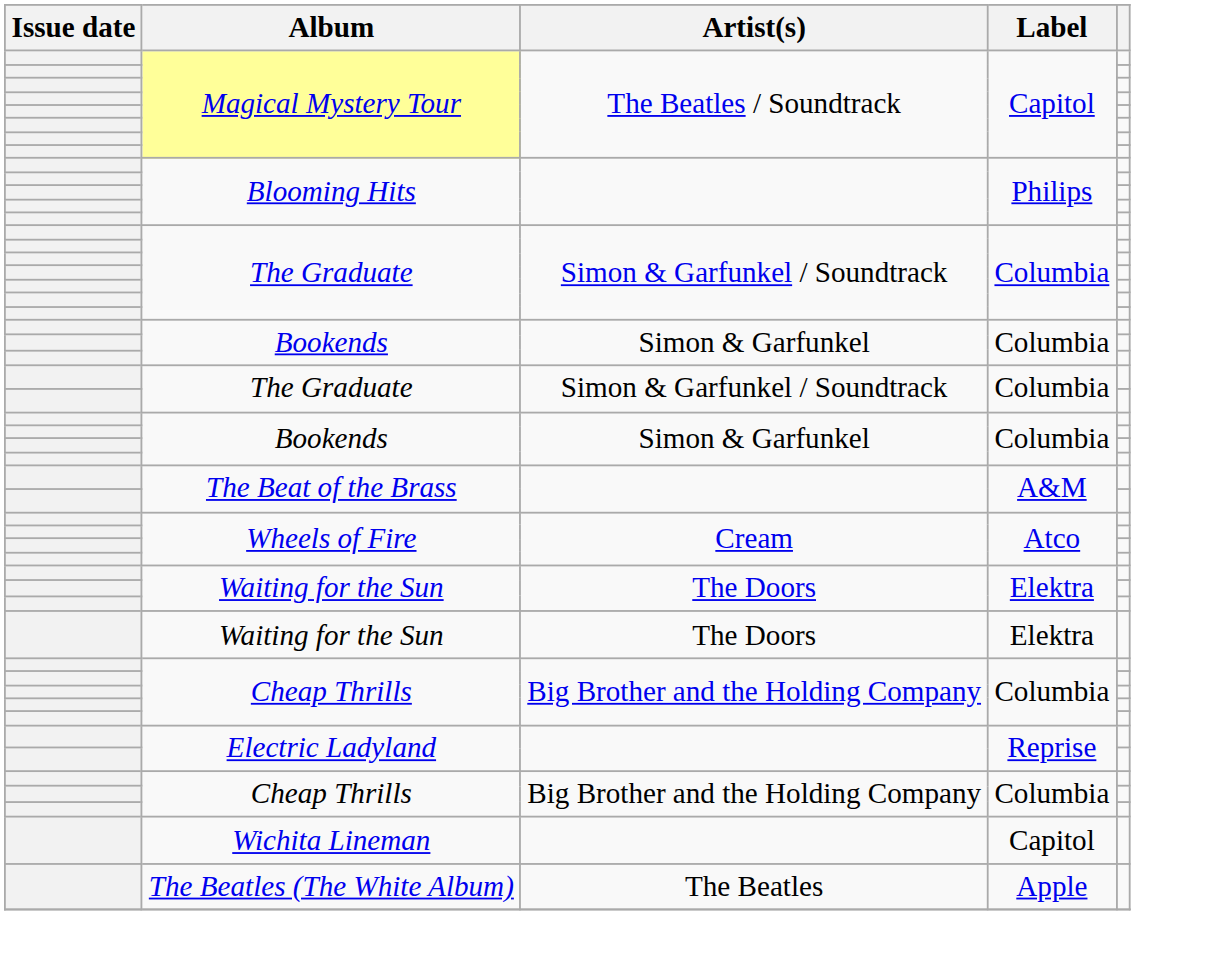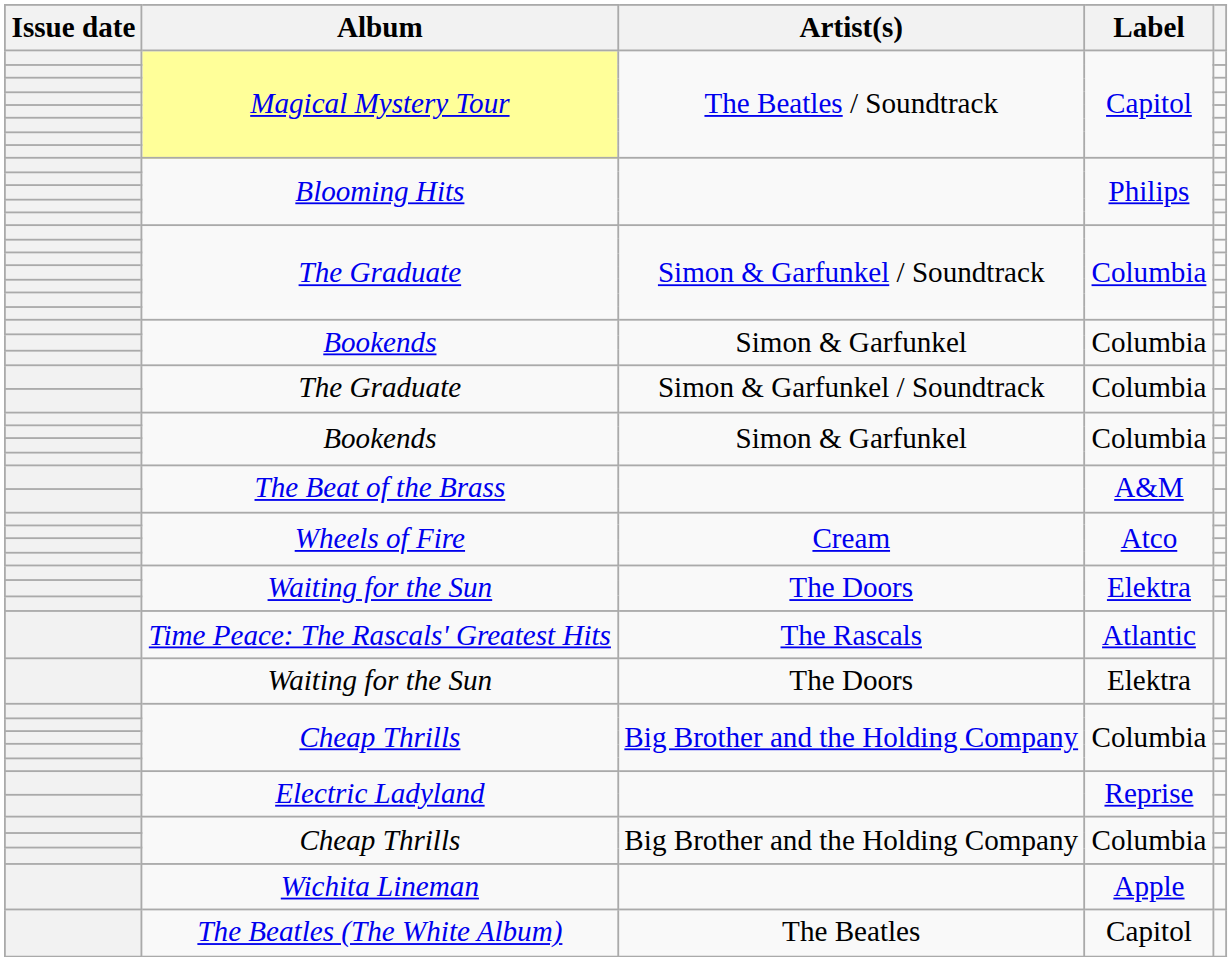+ row: (380, 634)
(1052, 839) Capitol -> (1149, 886) Apple
(1052, 886) Apple -> (1149, 932) Capitol
